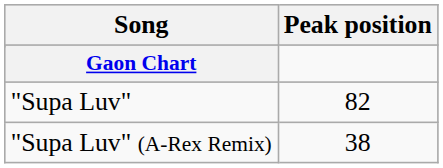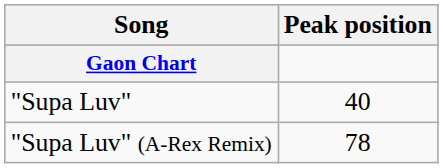(358, 101) 82 -> (358, 101) 40
(358, 142) 38 -> (358, 142) 78
